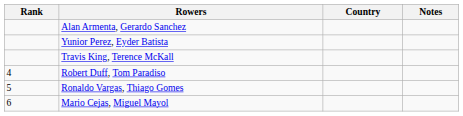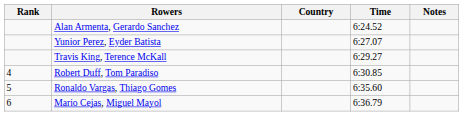+ column: (380, 12)
